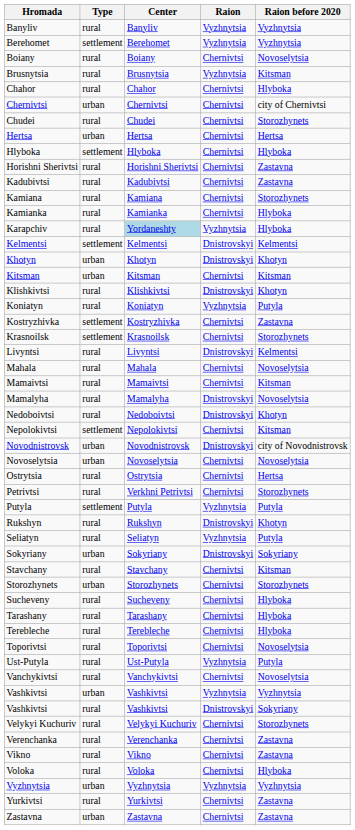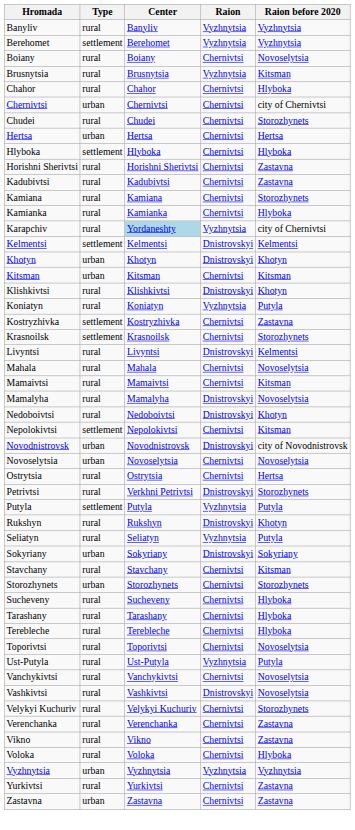(275, 228) Hlyboka -> (292, 228) city of Chernivtsi
(223, 492) Chernivtsi -> (228, 492) Dnistrovskyi
- row: (27, 693)
(278, 708) Sokyriany -> (283, 693) Novoselytsia
